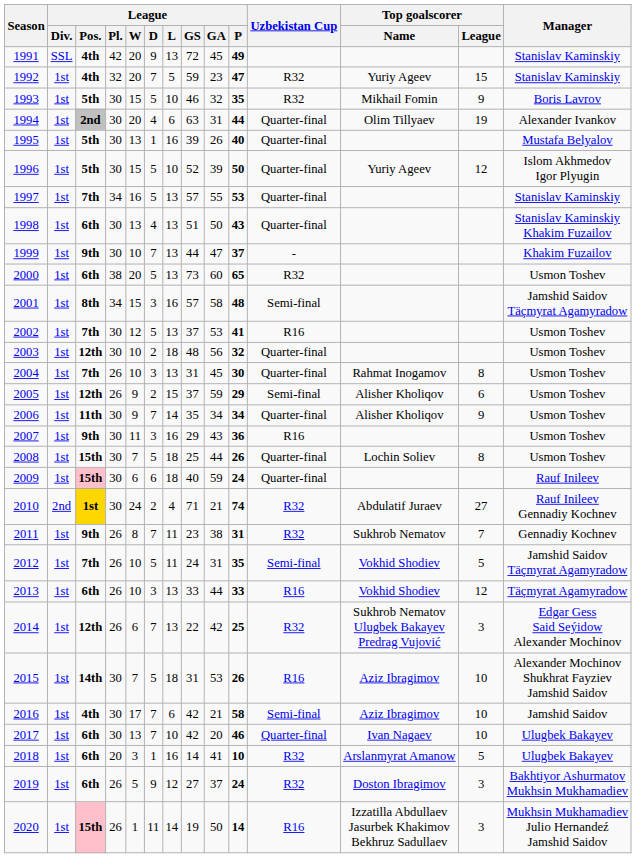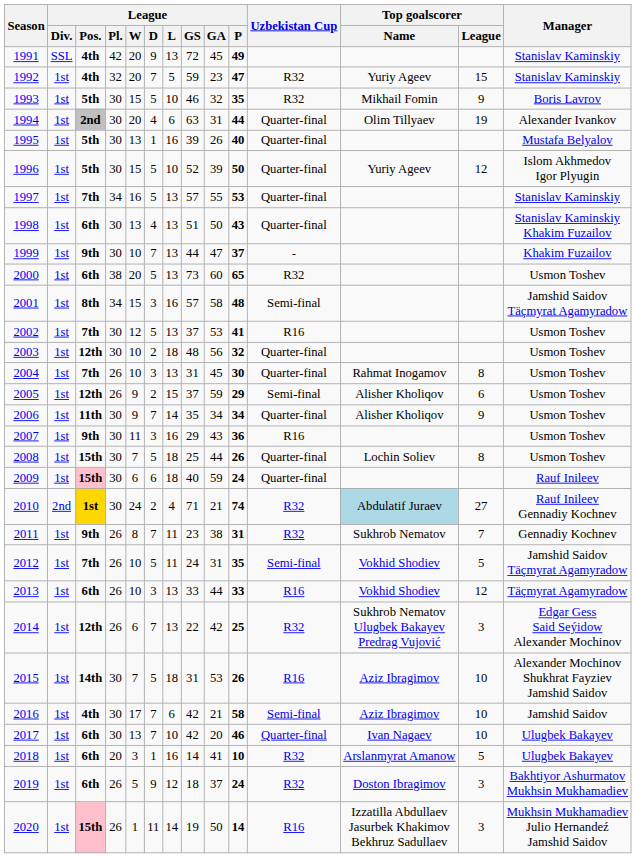(399, 506) no background -> (399, 506) lightblue background
(192, 784) 27 -> (192, 784) 18
